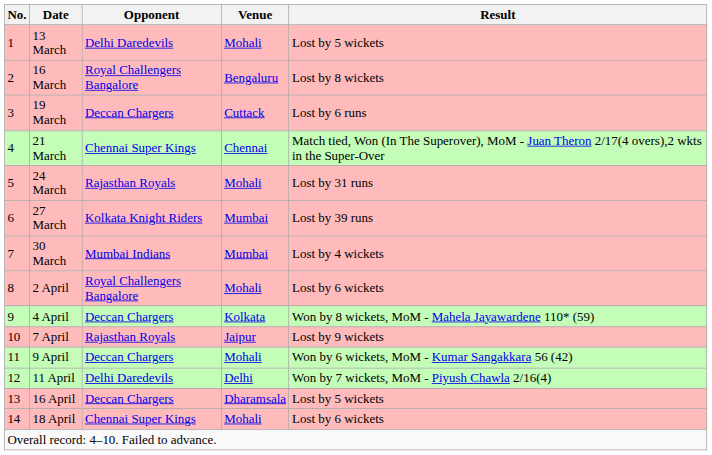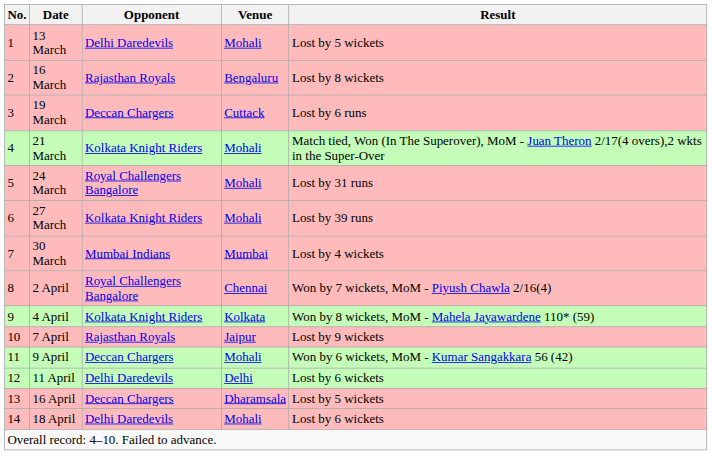(133, 77) Royal Challengers Bangalore -> (130, 77) Rajasthan Royals
(140, 148) Chennai Super Kings -> (144, 148) Kolkata Knight Riders
(246, 148) Chennai -> (243, 148) Mohali
(130, 183) Rajasthan Royals -> (133, 183) Royal Challengers Bangalore
(246, 218) Mumbai -> (243, 218) Mohali
(243, 288) Mohali -> (246, 288) Chennai
(338, 288) Lost by 6 wickets -> (422, 288) Won by 7 wickets, MoM - Piyush Chawla 2/16(4)
(129, 316) Deccan Chargers -> (144, 316) Kolkata Knight Riders
(422, 378) Won by 7 wickets, MoM - Piyush Chawla 2/16(4) -> (338, 378) Lost by 6 wickets
(140, 419) Chennai Super Kings -> (129, 419) Delhi Daredevils
